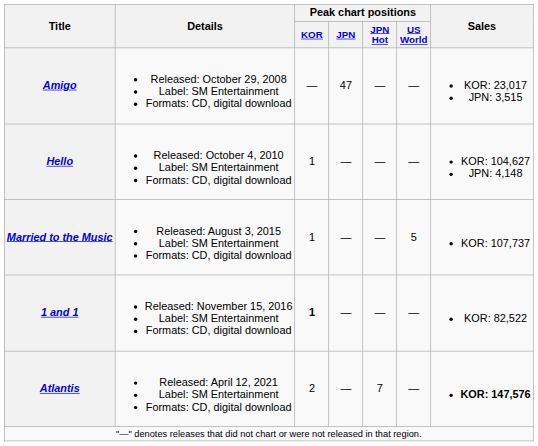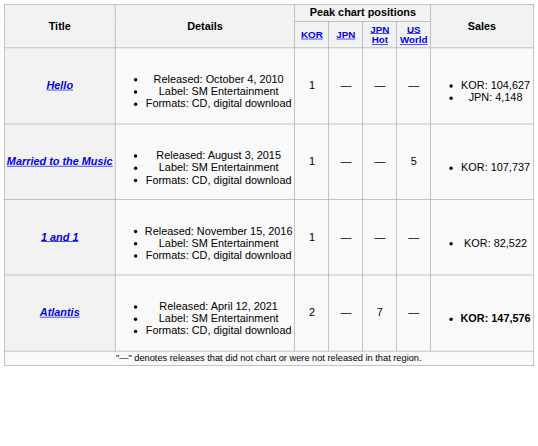- row: (60, 85)
(312, 313) bold -> (312, 237) normal
